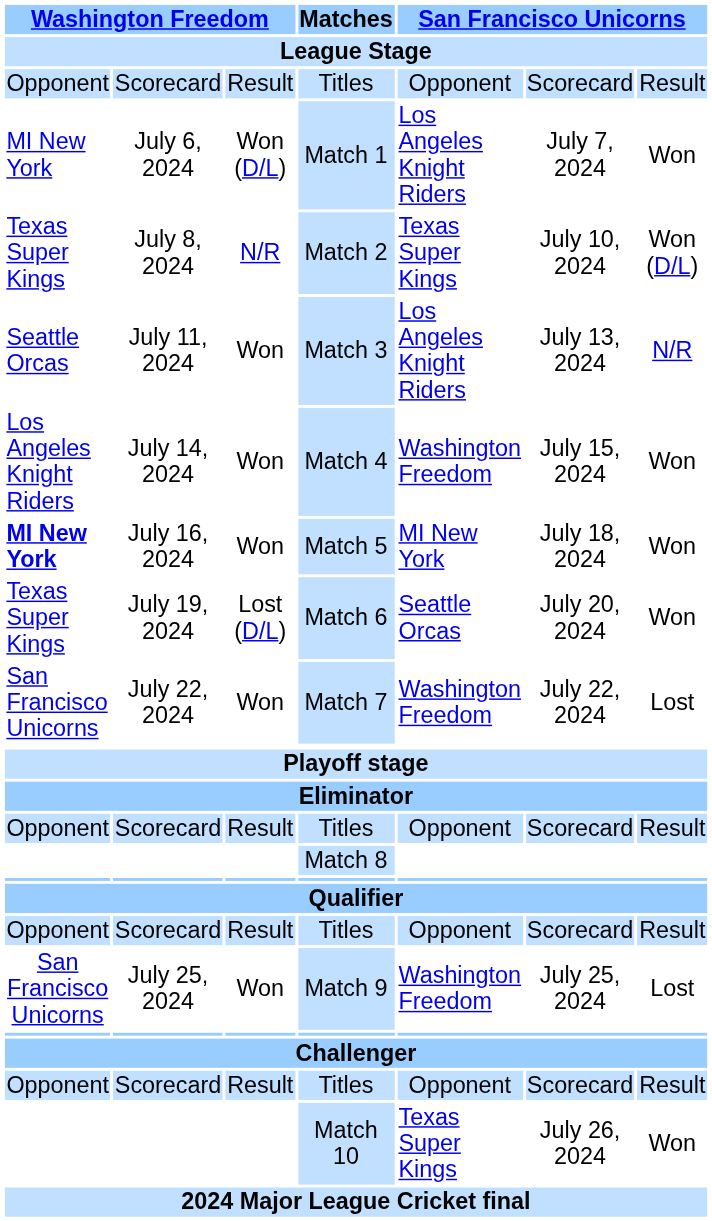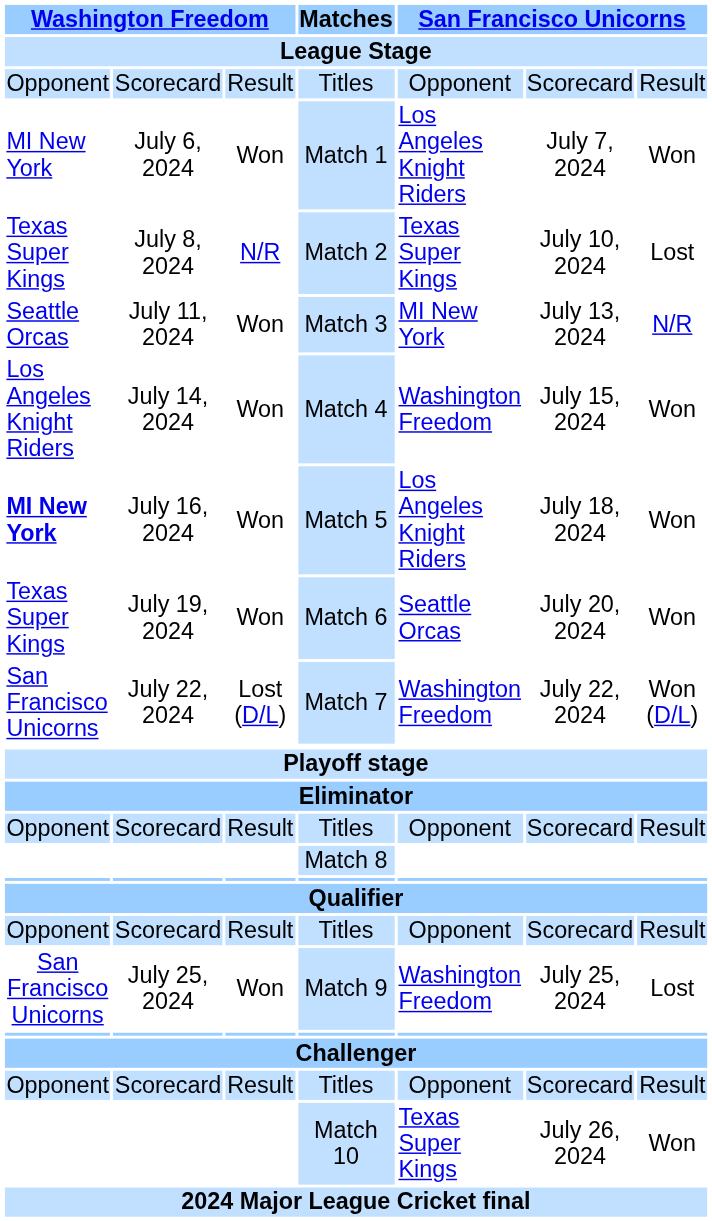(260, 155) Won (D/L) -> (260, 155) Won
(672, 252) Won (D/L) -> (672, 252) Lost
(441, 350) Los Angeles Knight Riders -> (438, 324) MI New York
(438, 546) MI New York -> (441, 520) Los Angeles Knight Riders
(260, 617) Lost (D/L) -> (260, 617) Won
(260, 702) Won -> (260, 702) Lost (D/L)
(672, 702) Lost -> (672, 702) Won (D/L)
